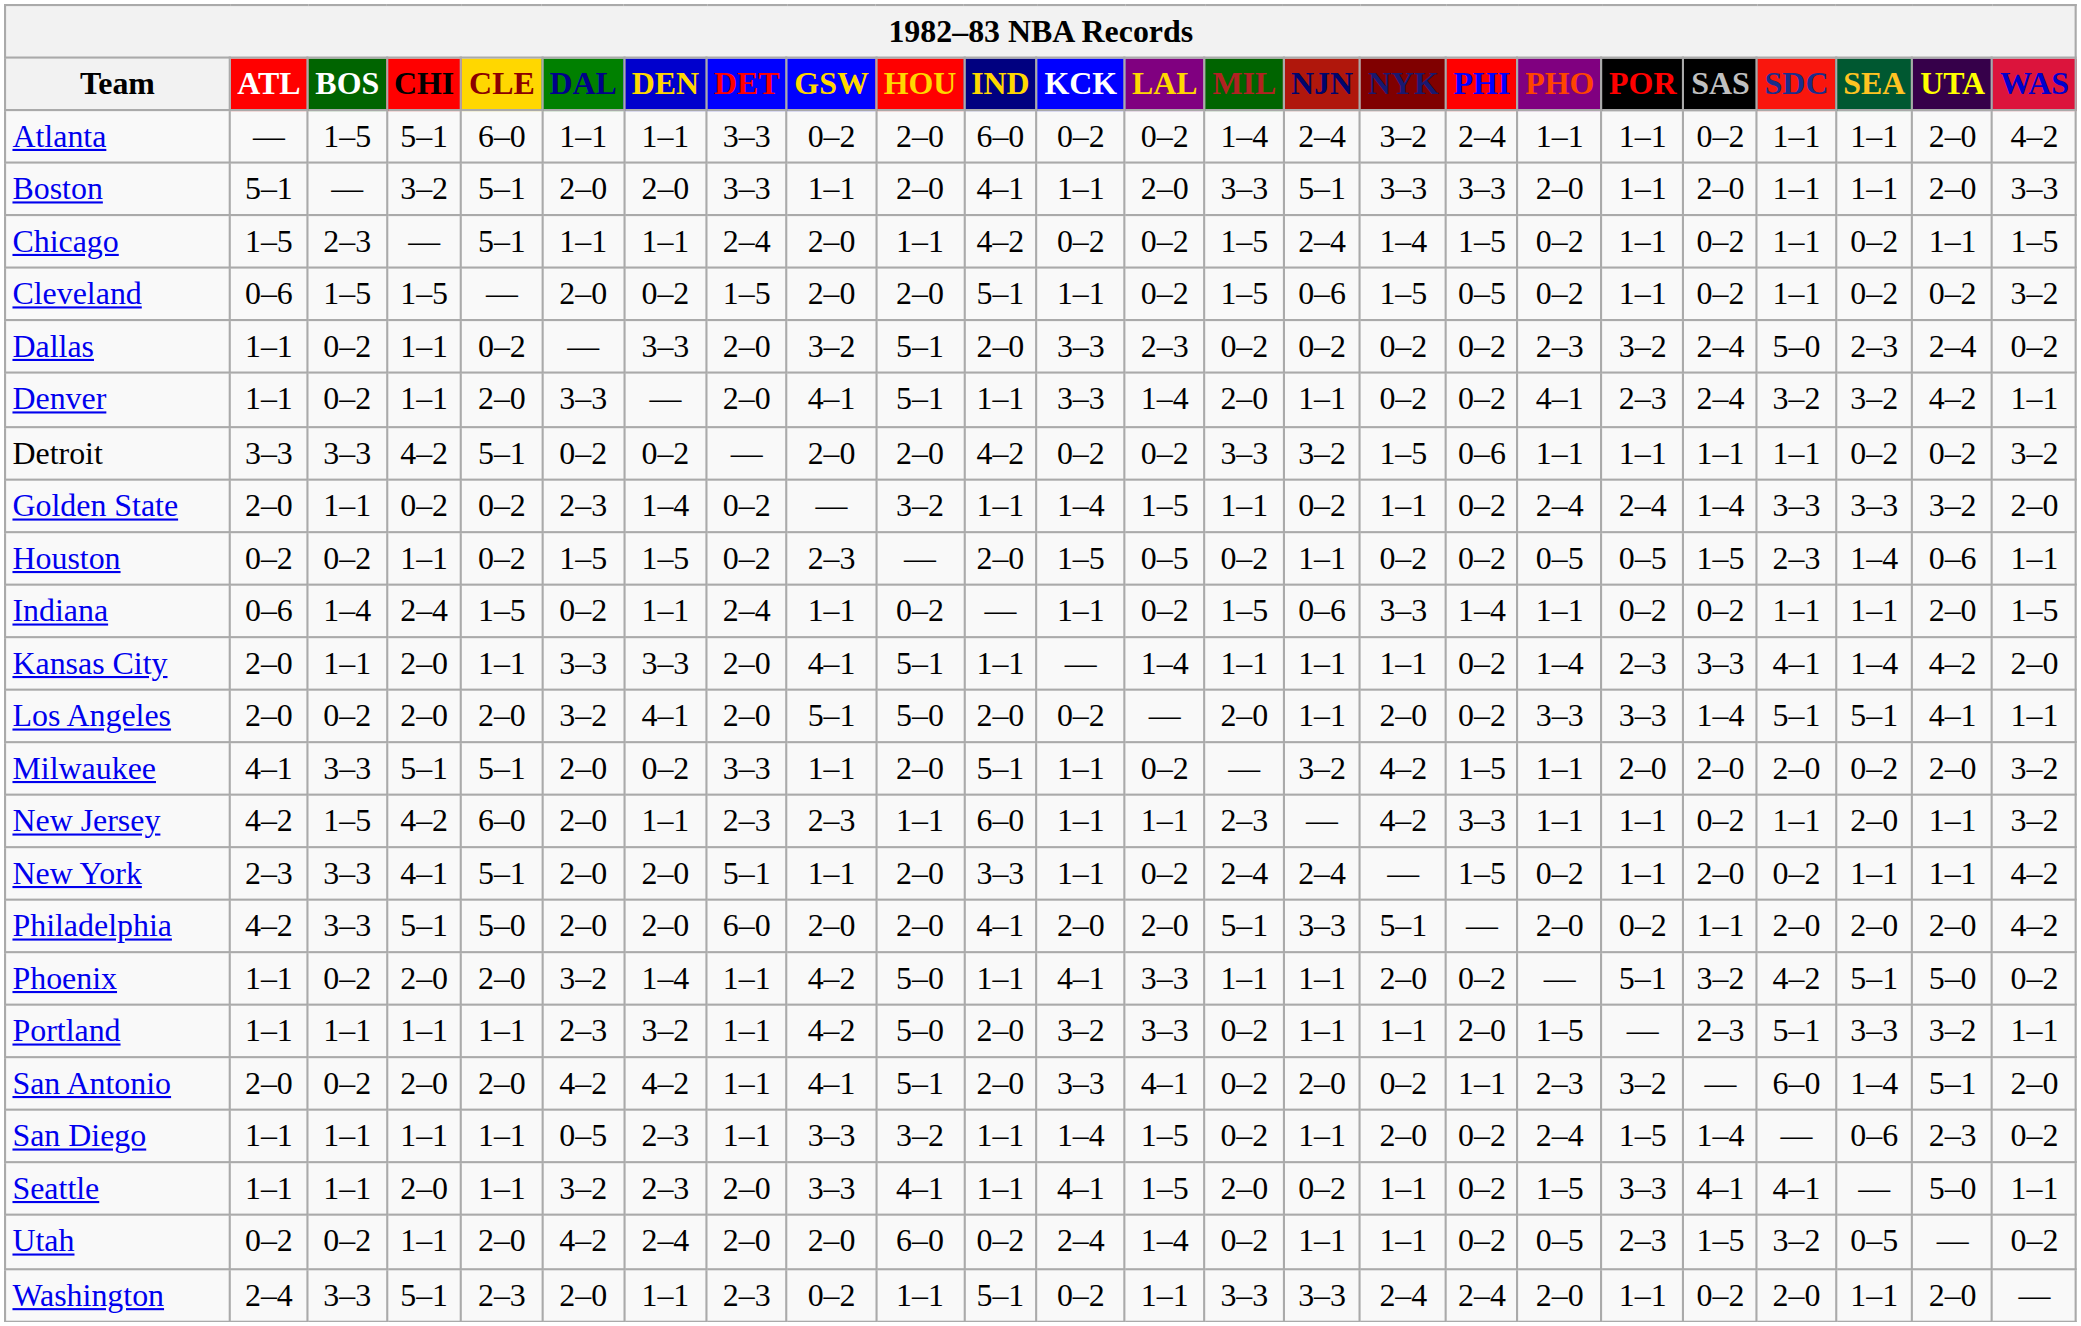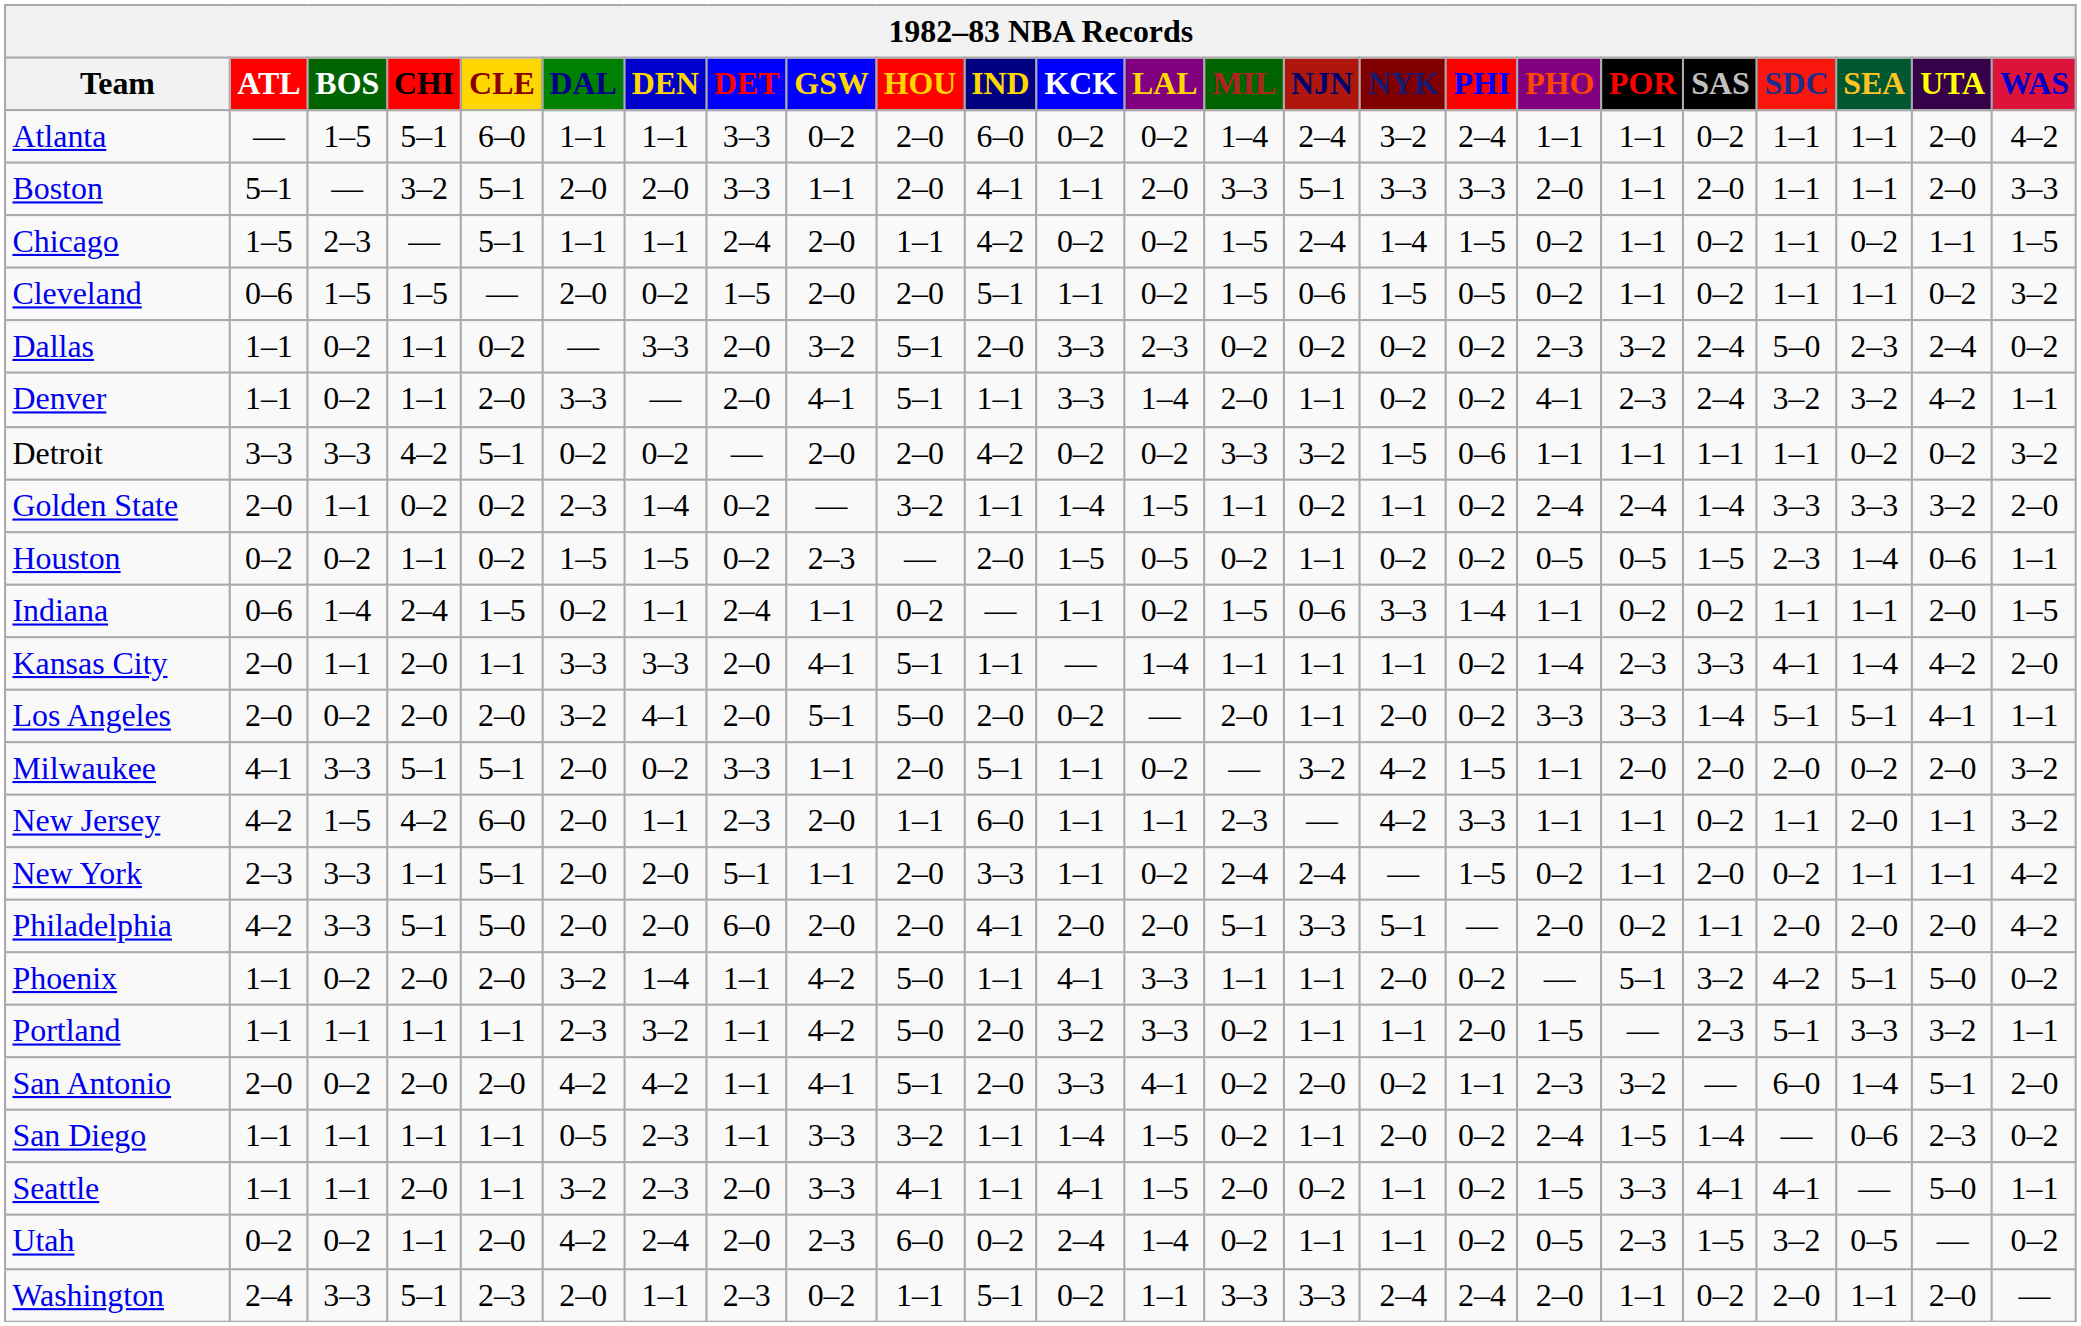(1874, 294) 0–2 -> (1874, 294) 1–1
(832, 820) 2–3 -> (832, 820) 2–0
(424, 873) 4–1 -> (424, 873) 1–1
(832, 1241) 2–0 -> (832, 1241) 2–3
